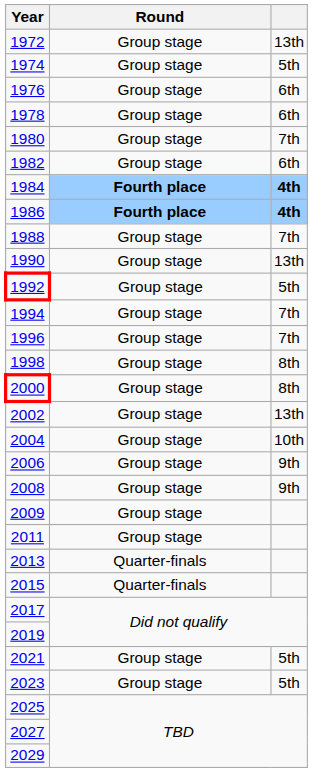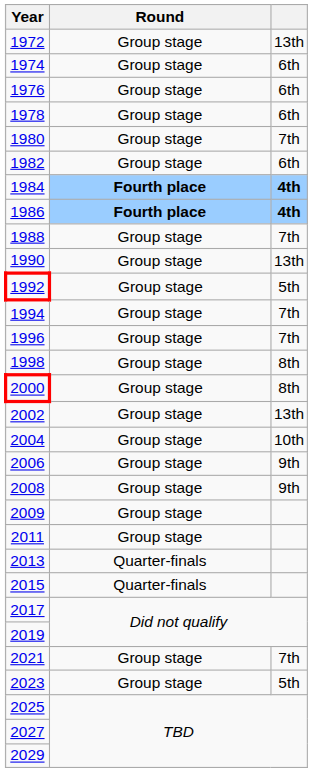(289, 66) 5th -> (289, 66) 6th
(289, 659) 5th -> (289, 659) 7th
